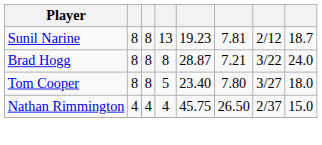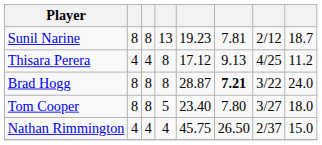+ row: (49, 60)
(234, 60) normal -> (234, 83) bold
